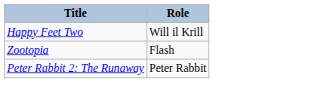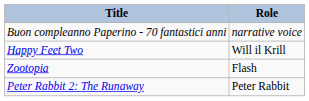+ row: (117, 31)
